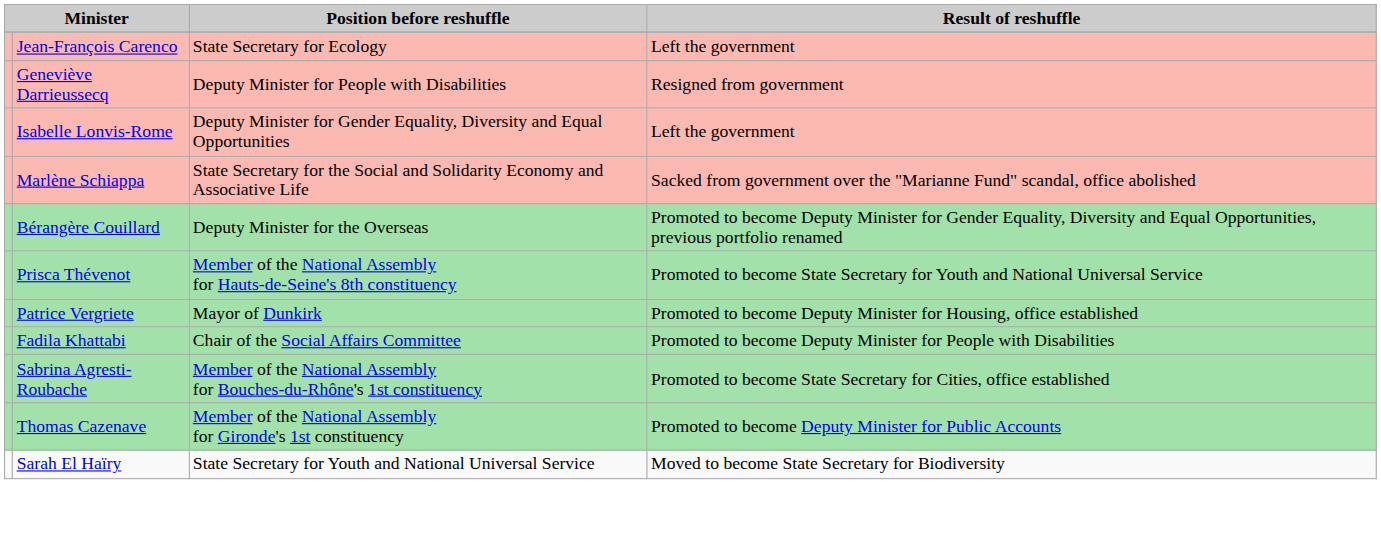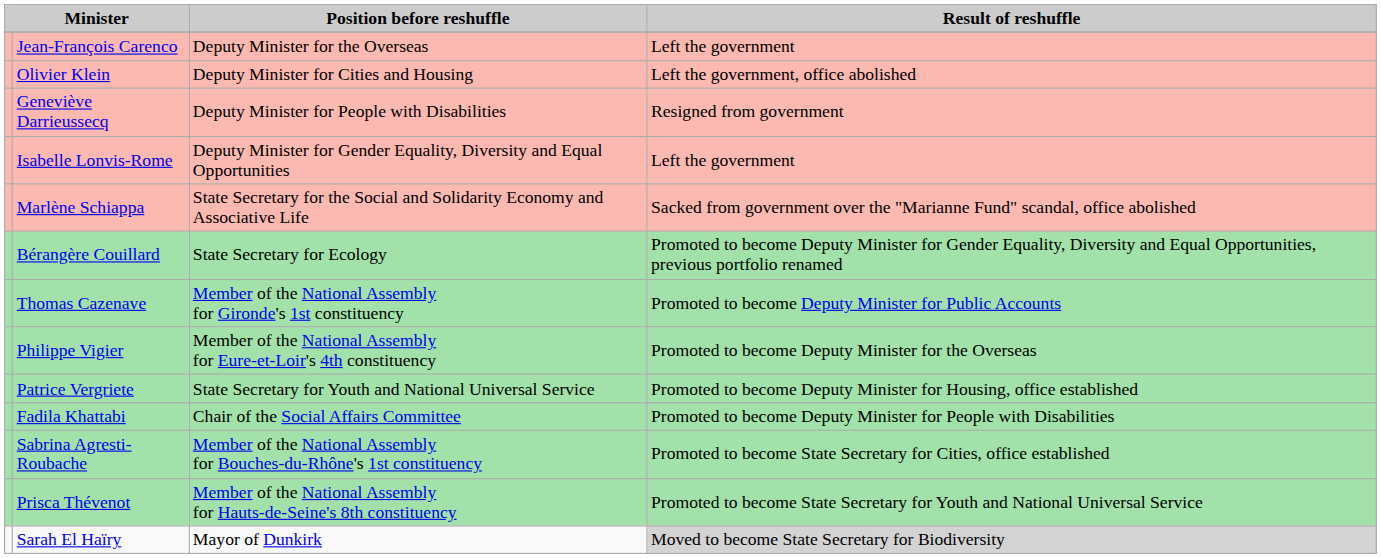(290, 46) State Secretary for Ecology -> (311, 46) Deputy Minister for the Overseas
+ row: (63, 74)
(311, 227) Deputy Minister for the Overseas -> (290, 255) State Secretary for Ecology
rows swapped: (81, 426) <-> (73, 275)
+ row: (70, 350)
(257, 312) Mayor of Dunkirk -> (394, 388) State Secretary for Youth and National Universal Service
(394, 464) State Secretary for Youth and National Universal Service -> (257, 539) Mayor of Dunkirk
(828, 464) no background -> (828, 539) lightgrey background
